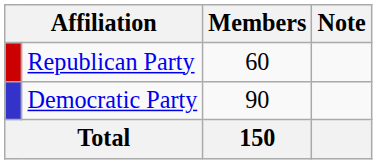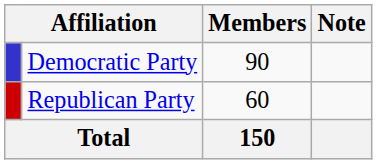rows swapped: (112, 100) <-> (111, 61)
